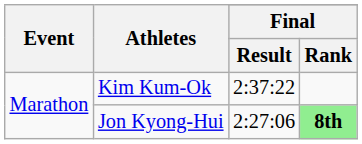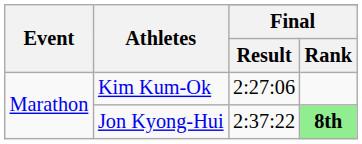(264, 88) 2:37:22 -> (264, 88) 2:27:06
(264, 122) 2:27:06 -> (264, 122) 2:37:22
